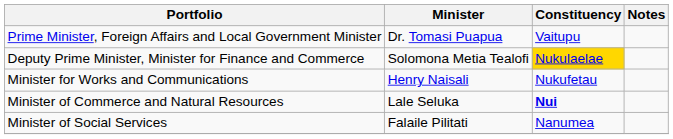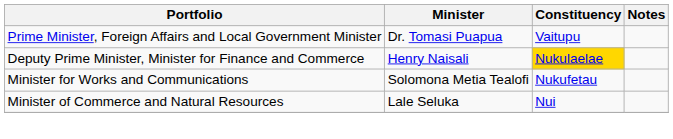(458, 58) Solomona Metia Tealofi -> (428, 58) Henry Naisali
(428, 79) Henry Naisali -> (458, 79) Solomona Metia Tealofi
(546, 101) bold -> (545, 101) normal
- row: (87, 123)
